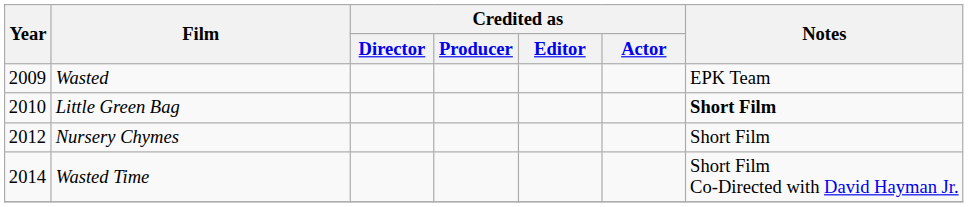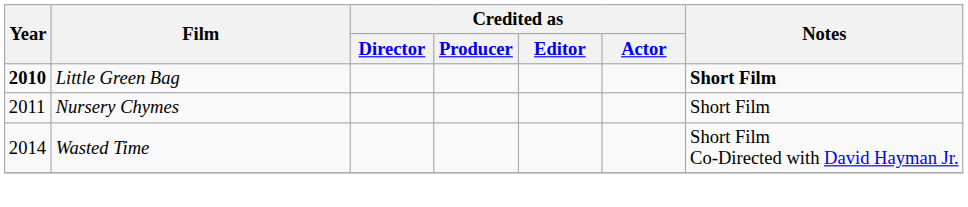- row: (82, 78)
(27, 107) normal -> (27, 78) bold
(27, 136) 2012 -> (27, 107) 2011
